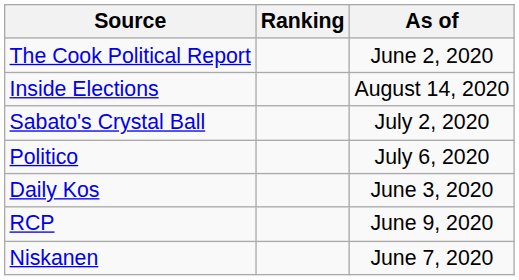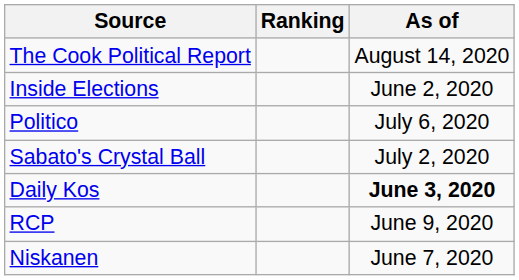(432, 55) June 2, 2020 -> (432, 55) August 14, 2020
(432, 88) August 14, 2020 -> (432, 88) June 2, 2020
rows swapped: (107, 122) <-> (44, 156)
(432, 190) normal -> (432, 190) bold
